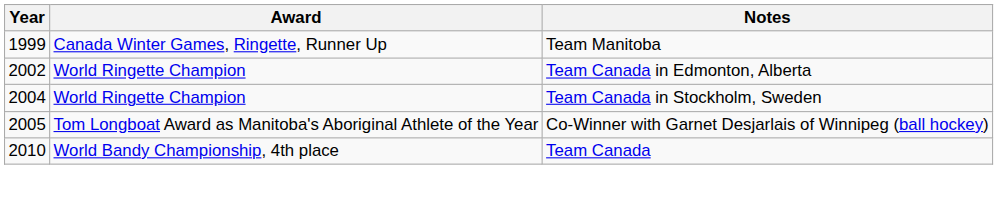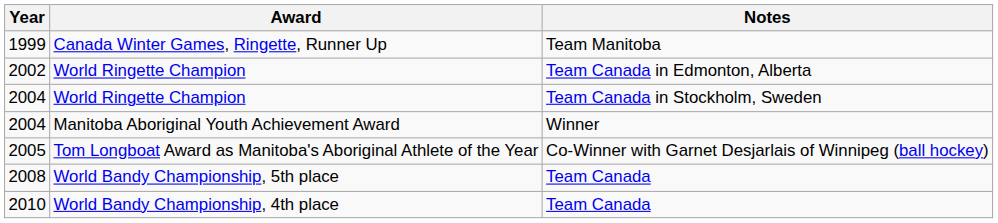+ row: (27, 124)
+ row: (27, 177)
